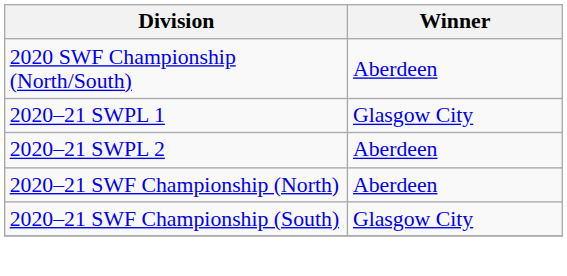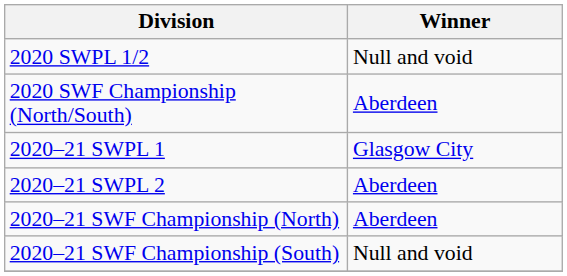+ row: (79, 56)
(413, 218) Glasgow City -> (413, 253) Null and void
